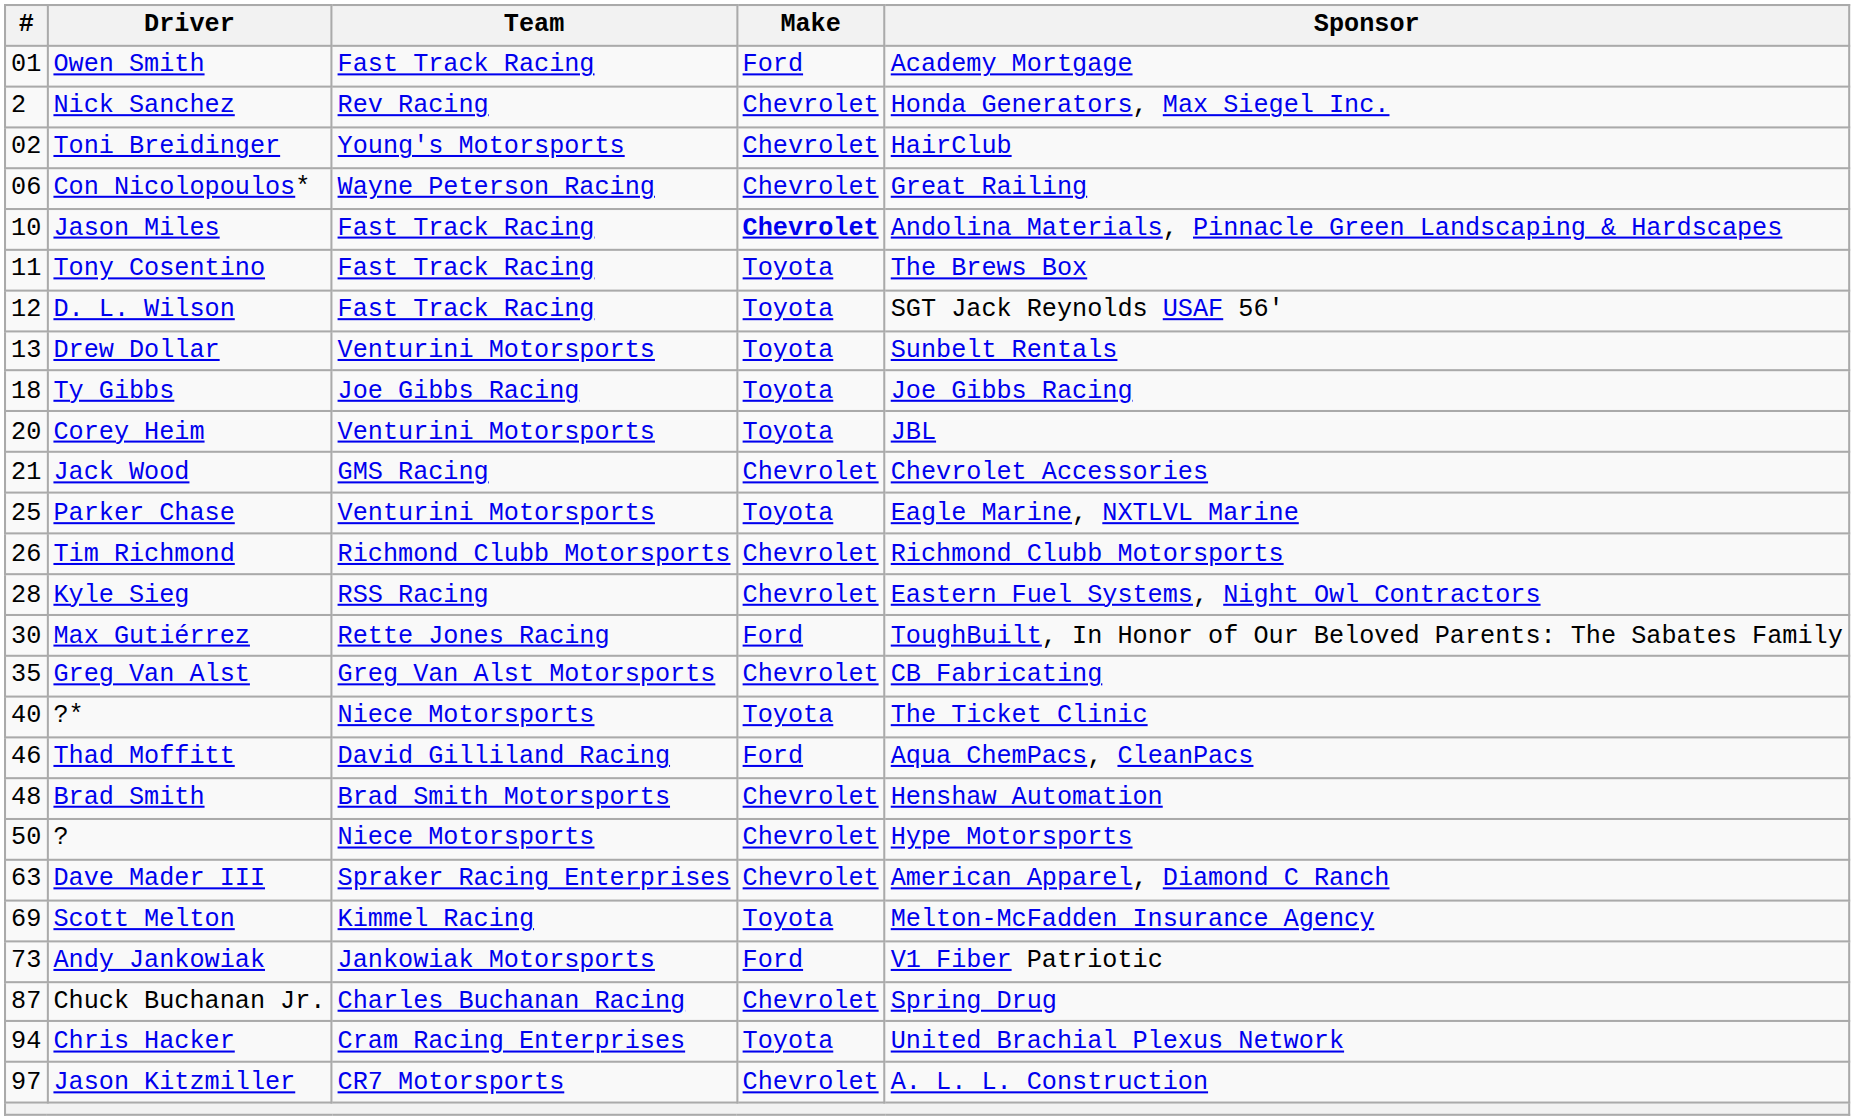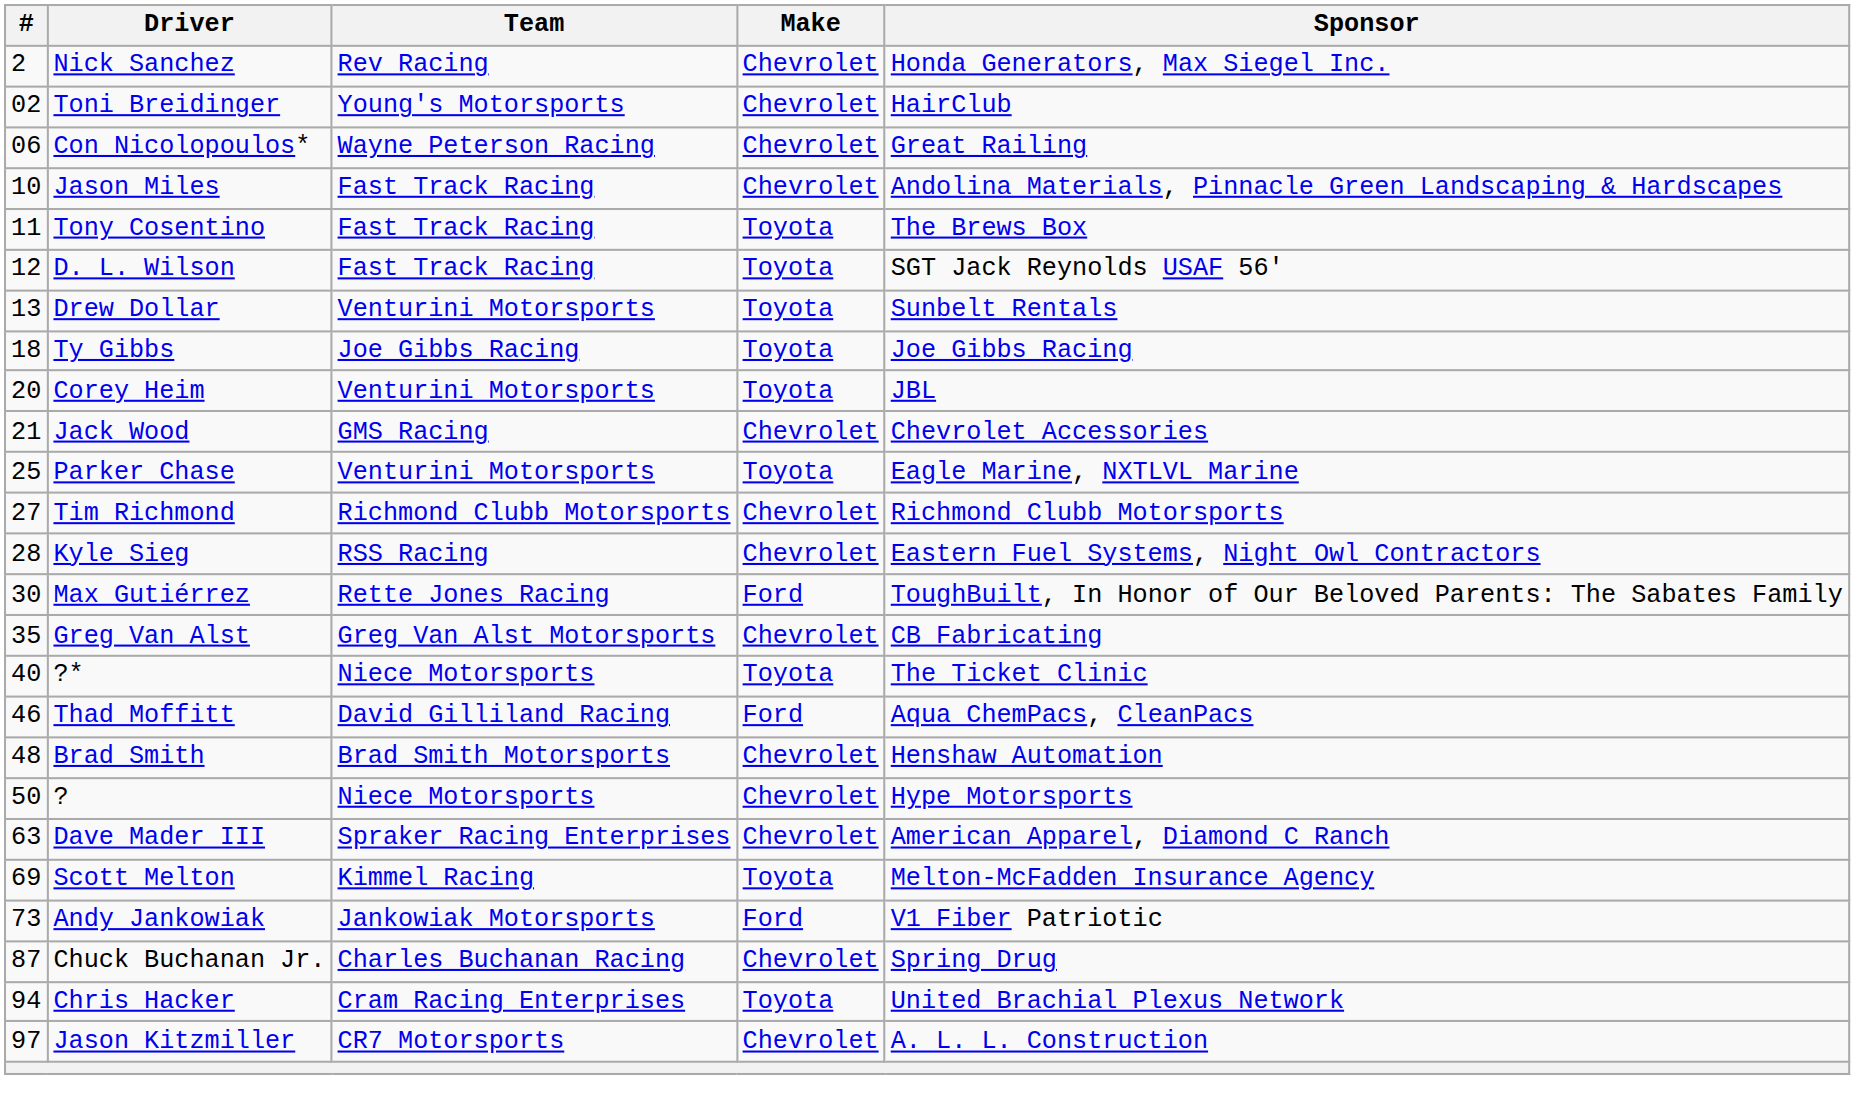- row: (129, 66)
(811, 229) bold -> (811, 188) normal
(26, 554) 26 -> (26, 514) 27
